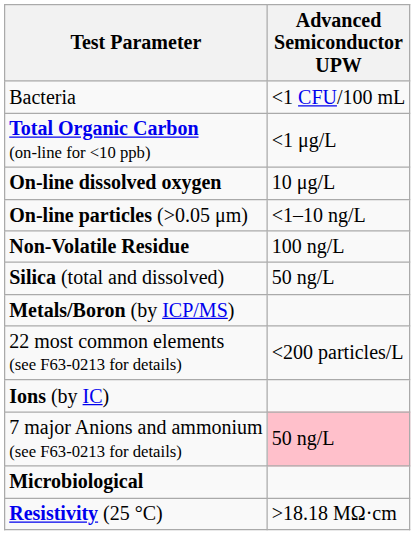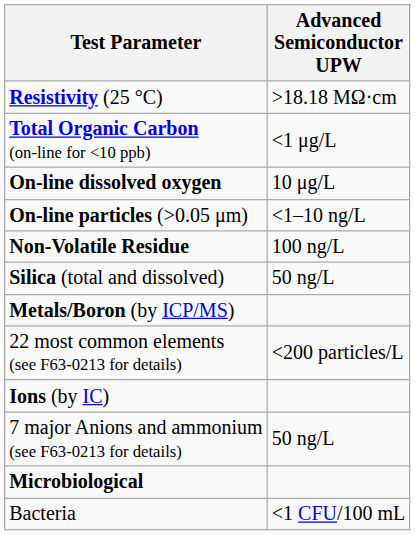rows swapped: (86, 513) <-> (43, 97)
(303, 438) pink background -> (303, 438) no background
